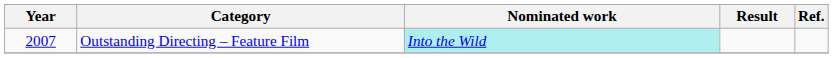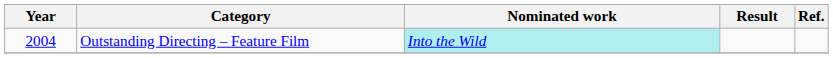(41, 40) 2007 -> (41, 40) 2004
